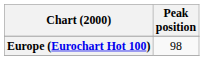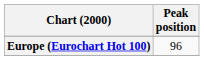(176, 45) 98 -> (176, 45) 96
